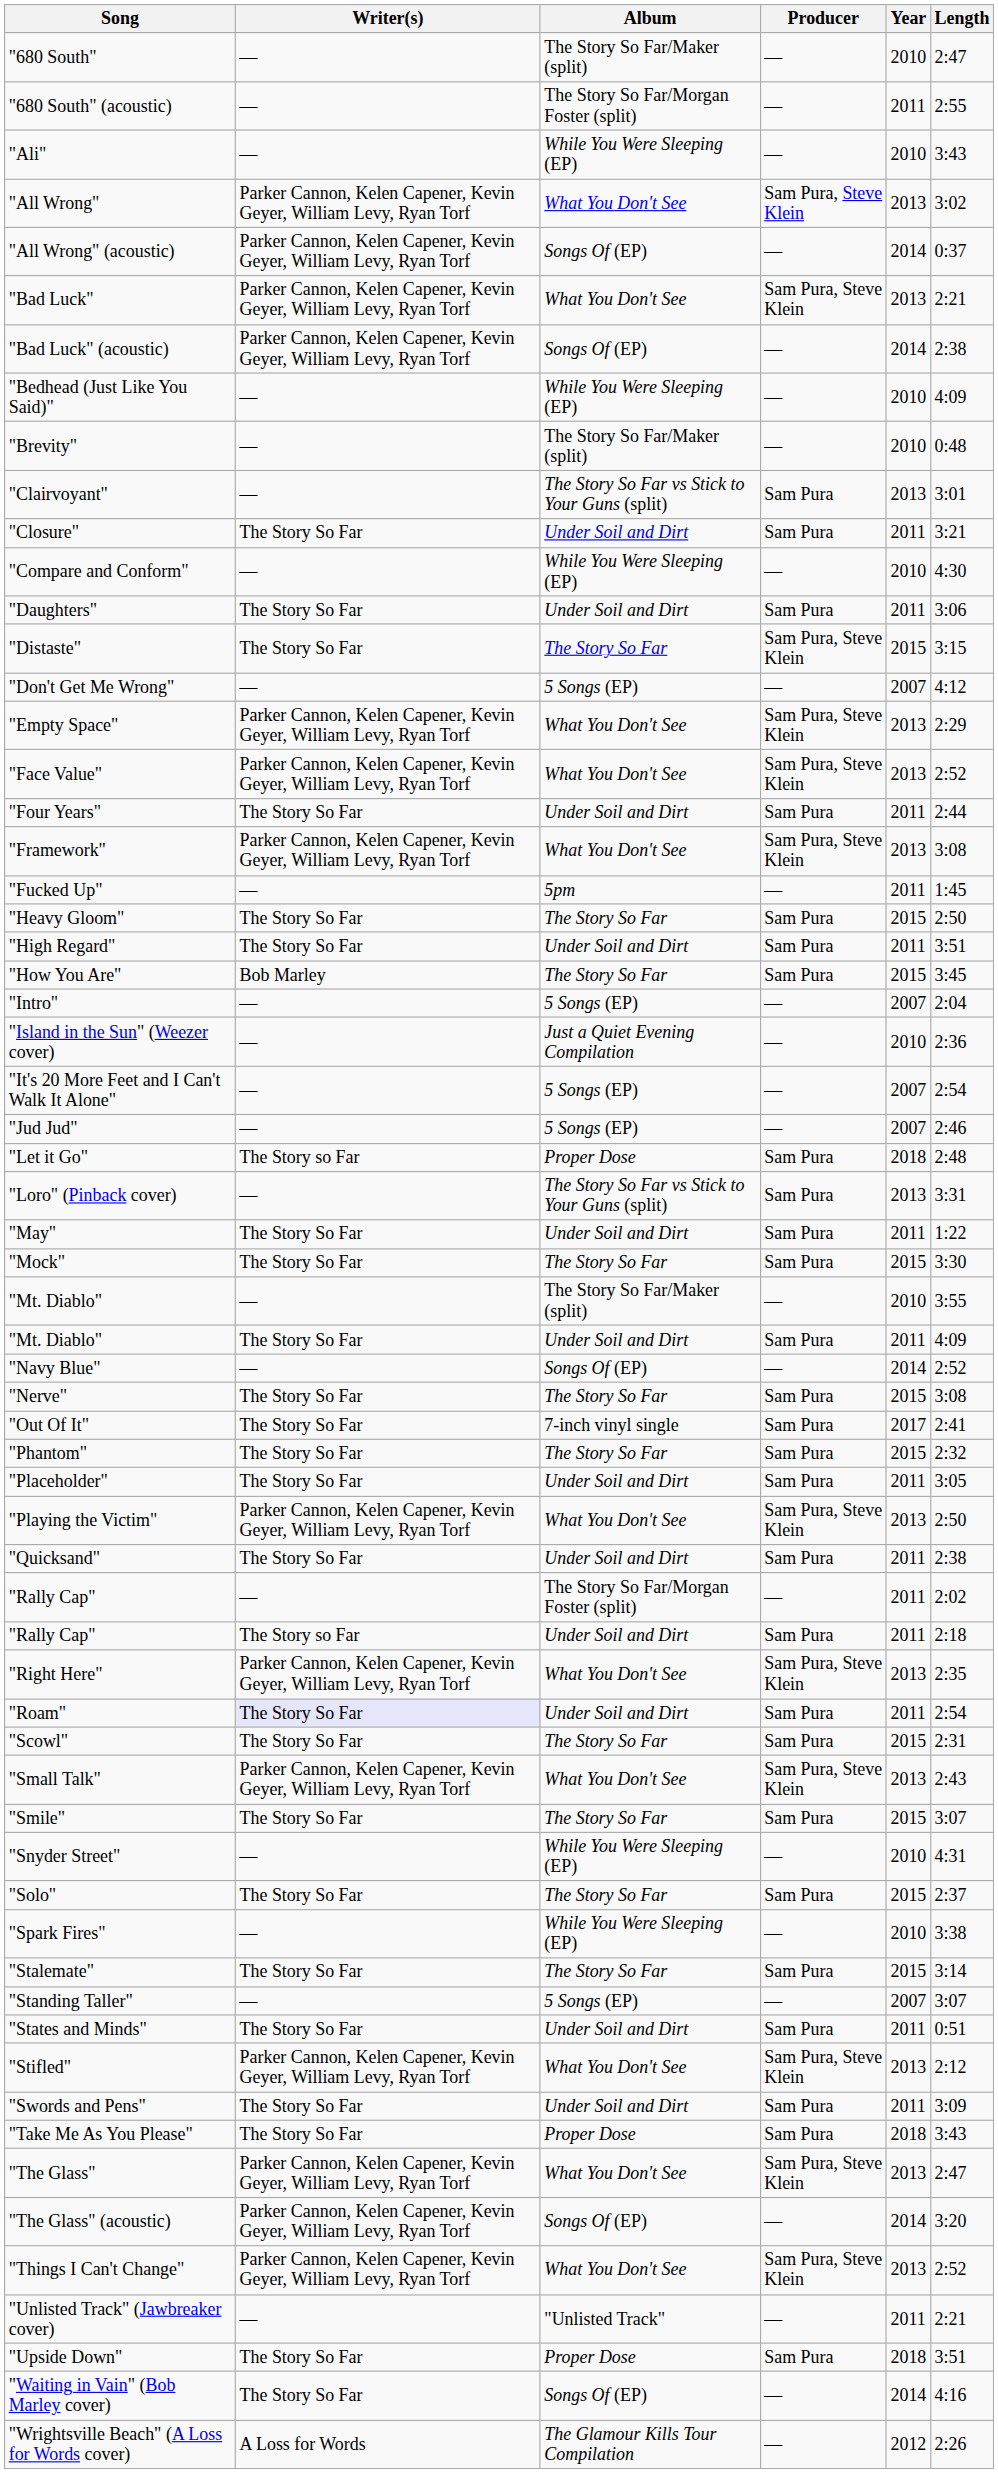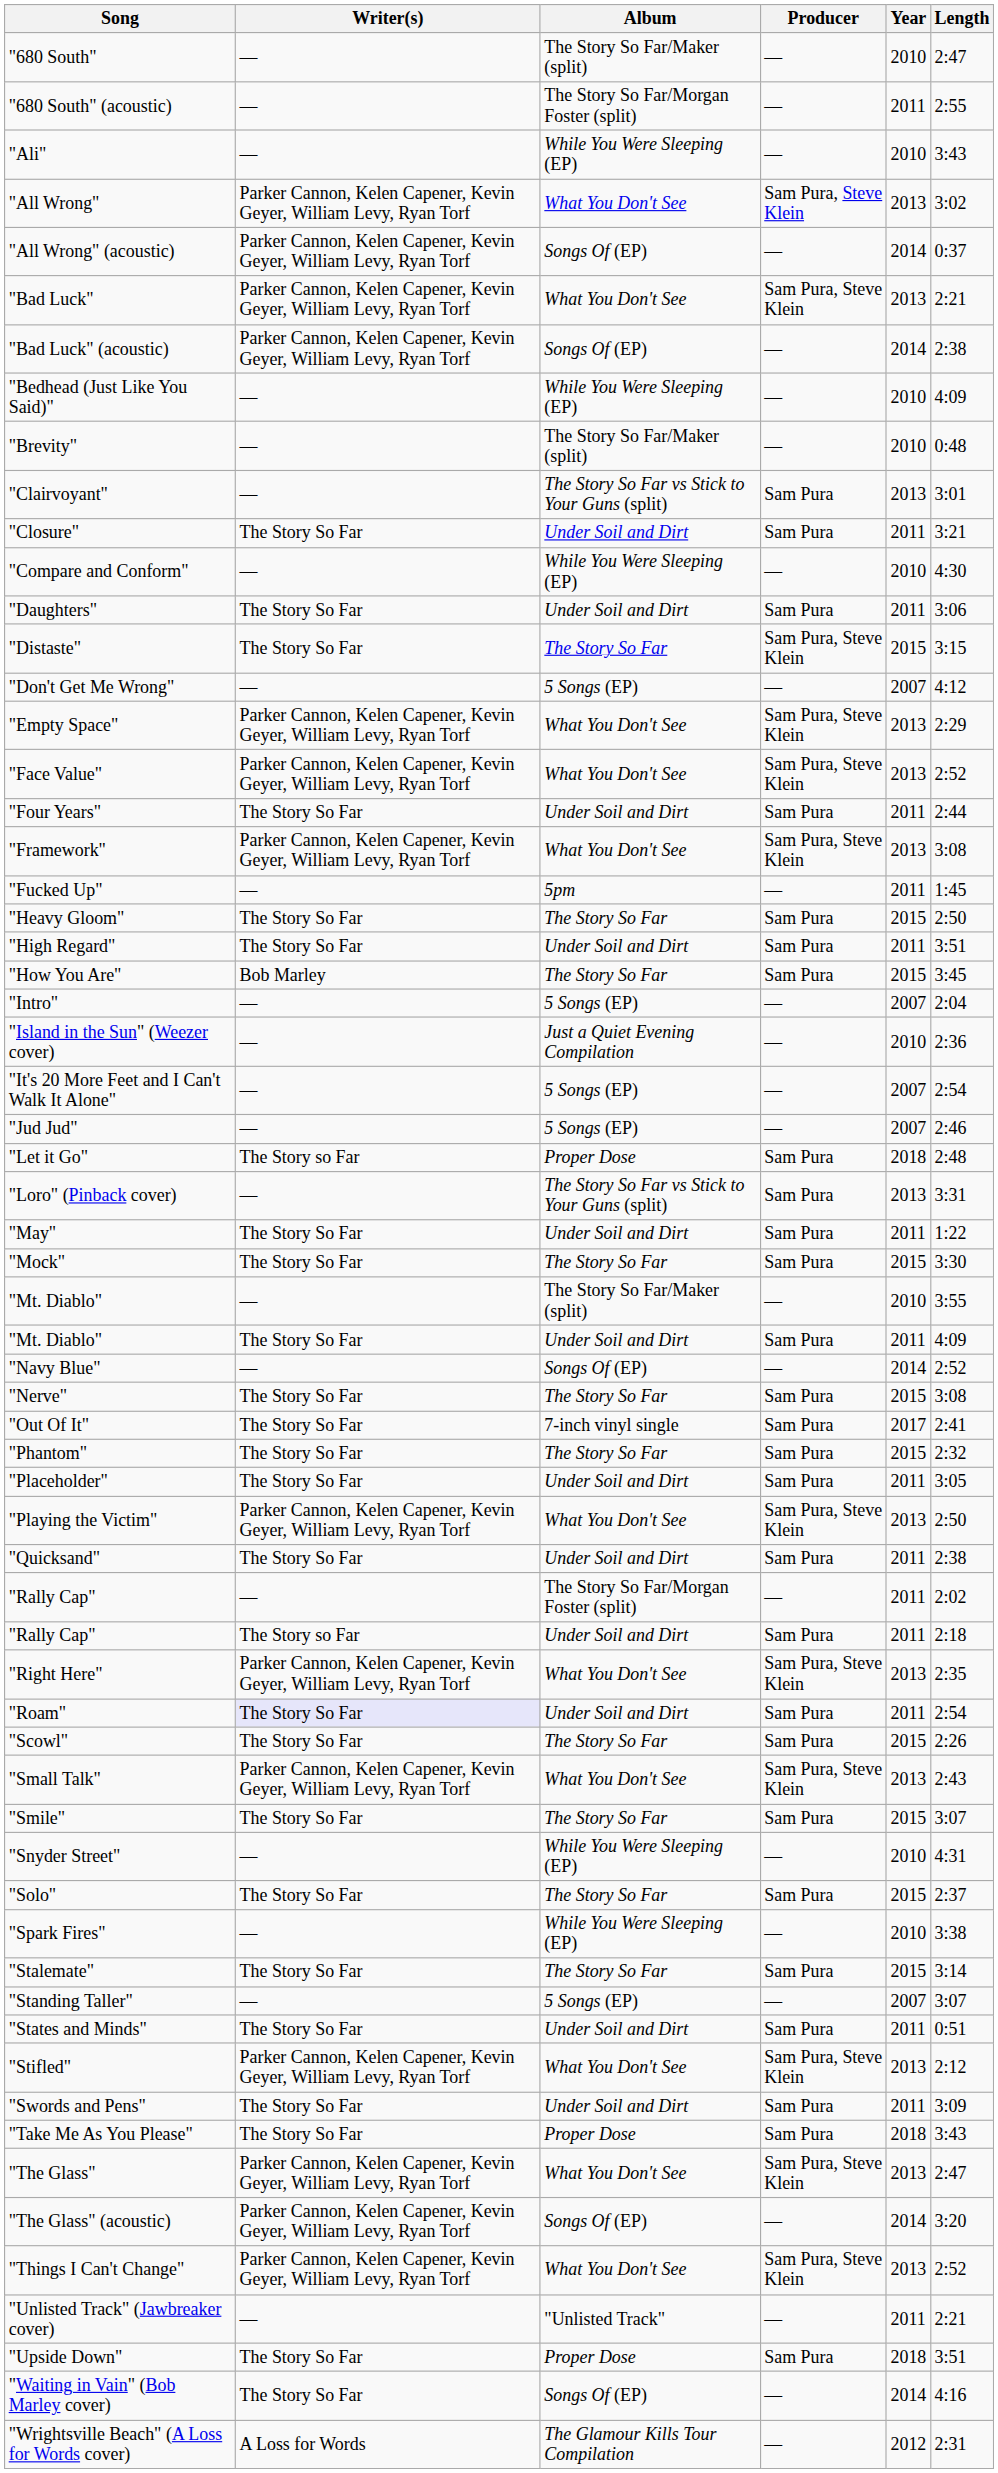(951, 1741) 2:31 -> (951, 1741) 2:26
(951, 2444) 2:26 -> (951, 2444) 2:31
